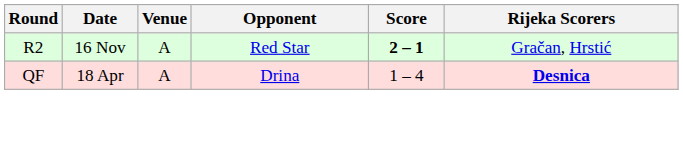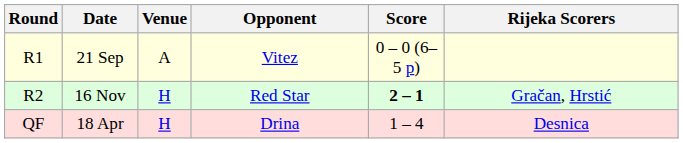+ row: (100, 57)
(164, 47) A -> (164, 95) H
(164, 75) A -> (164, 124) H
(561, 75) bold -> (561, 124) normal
